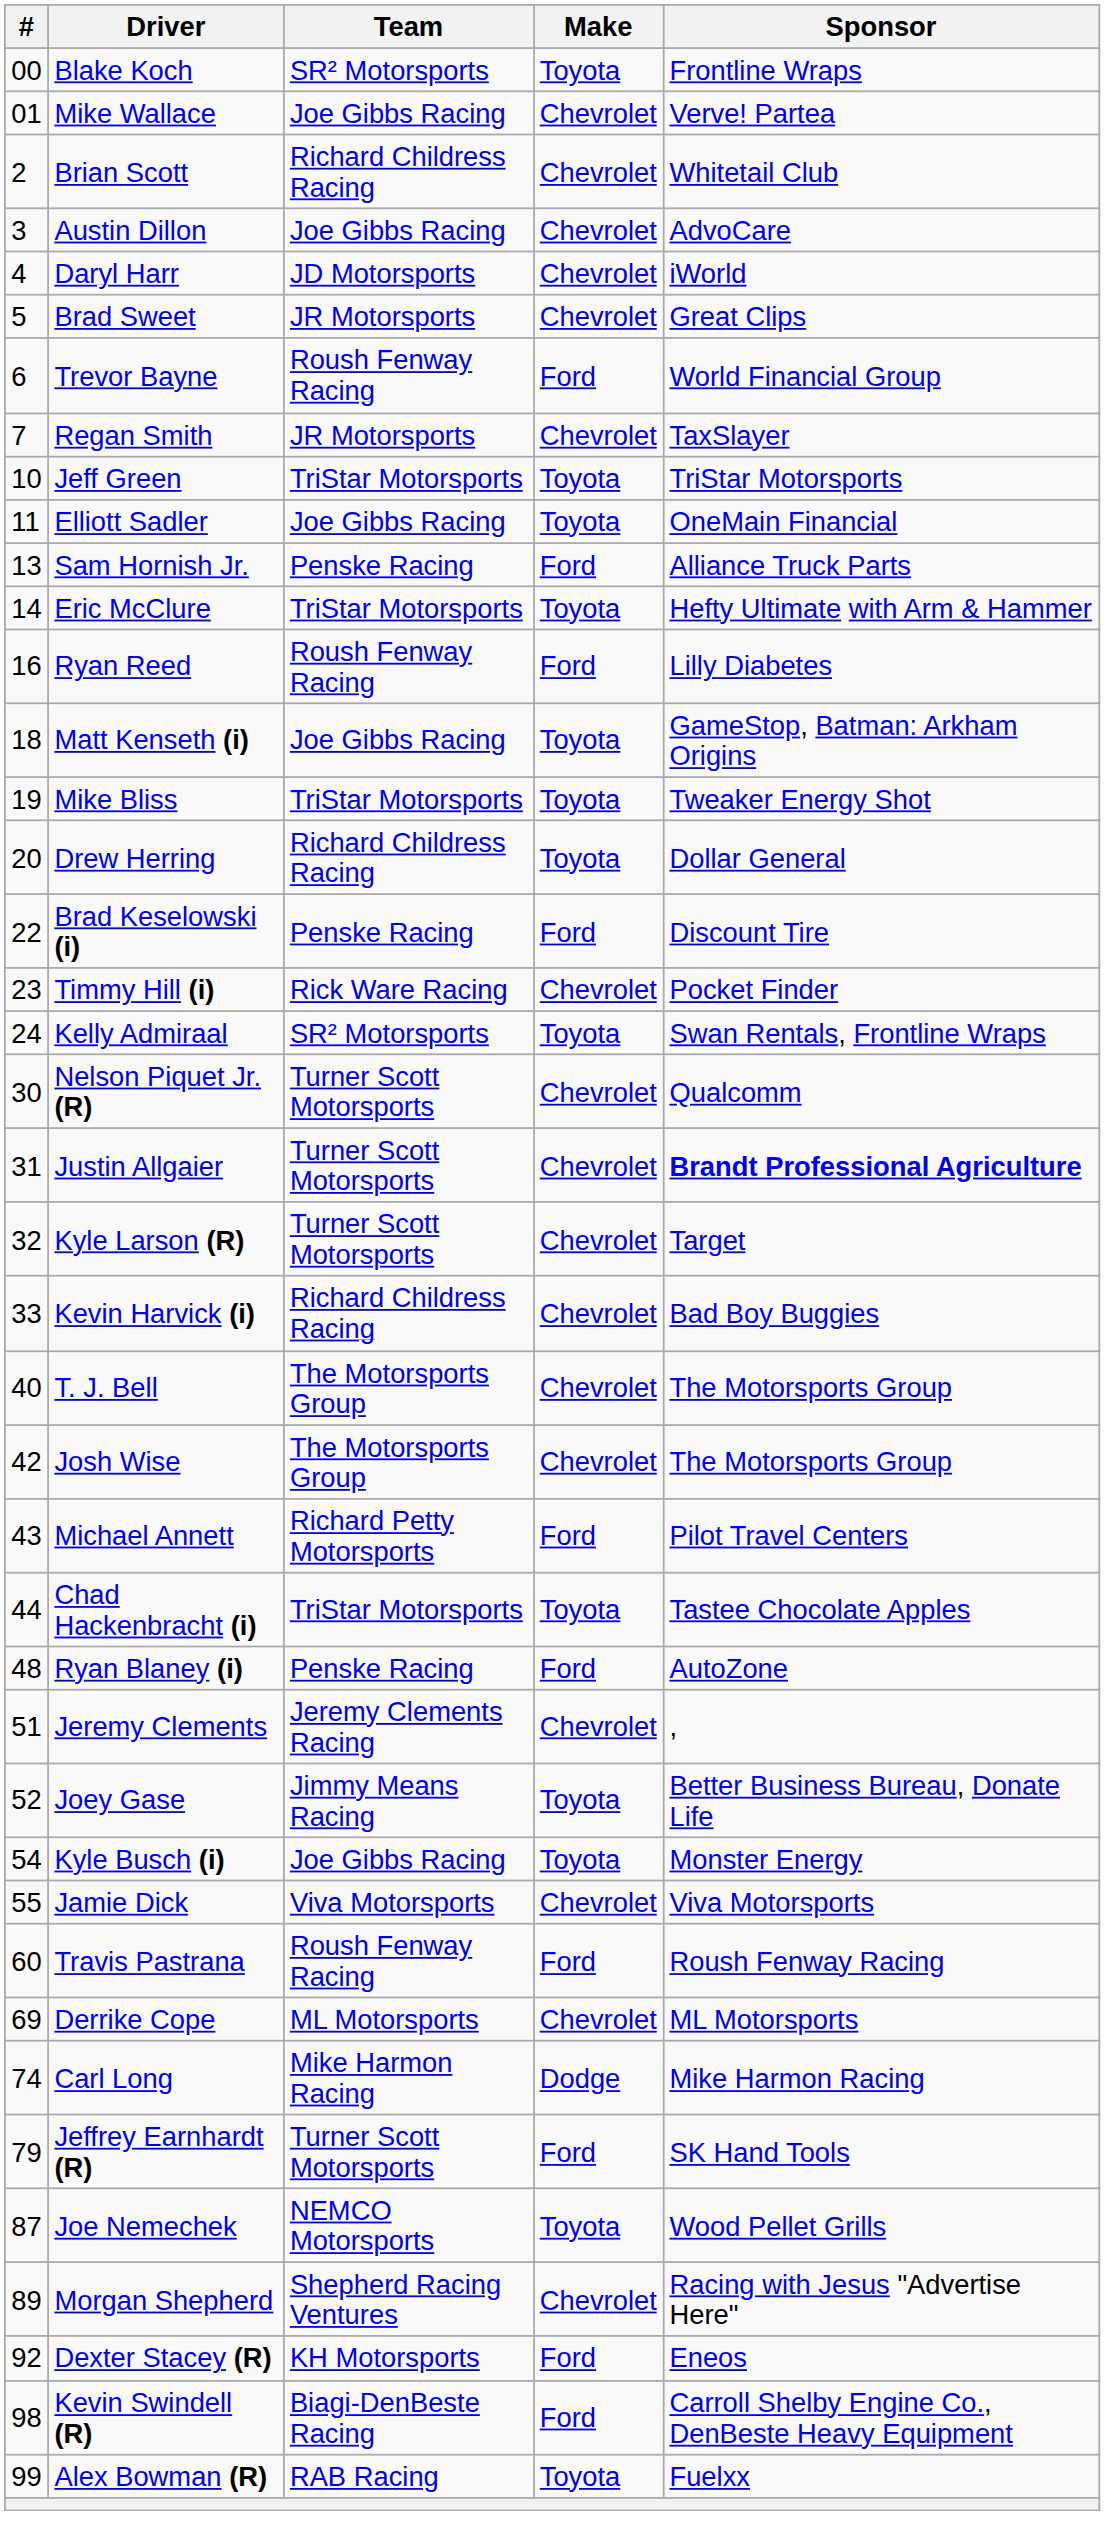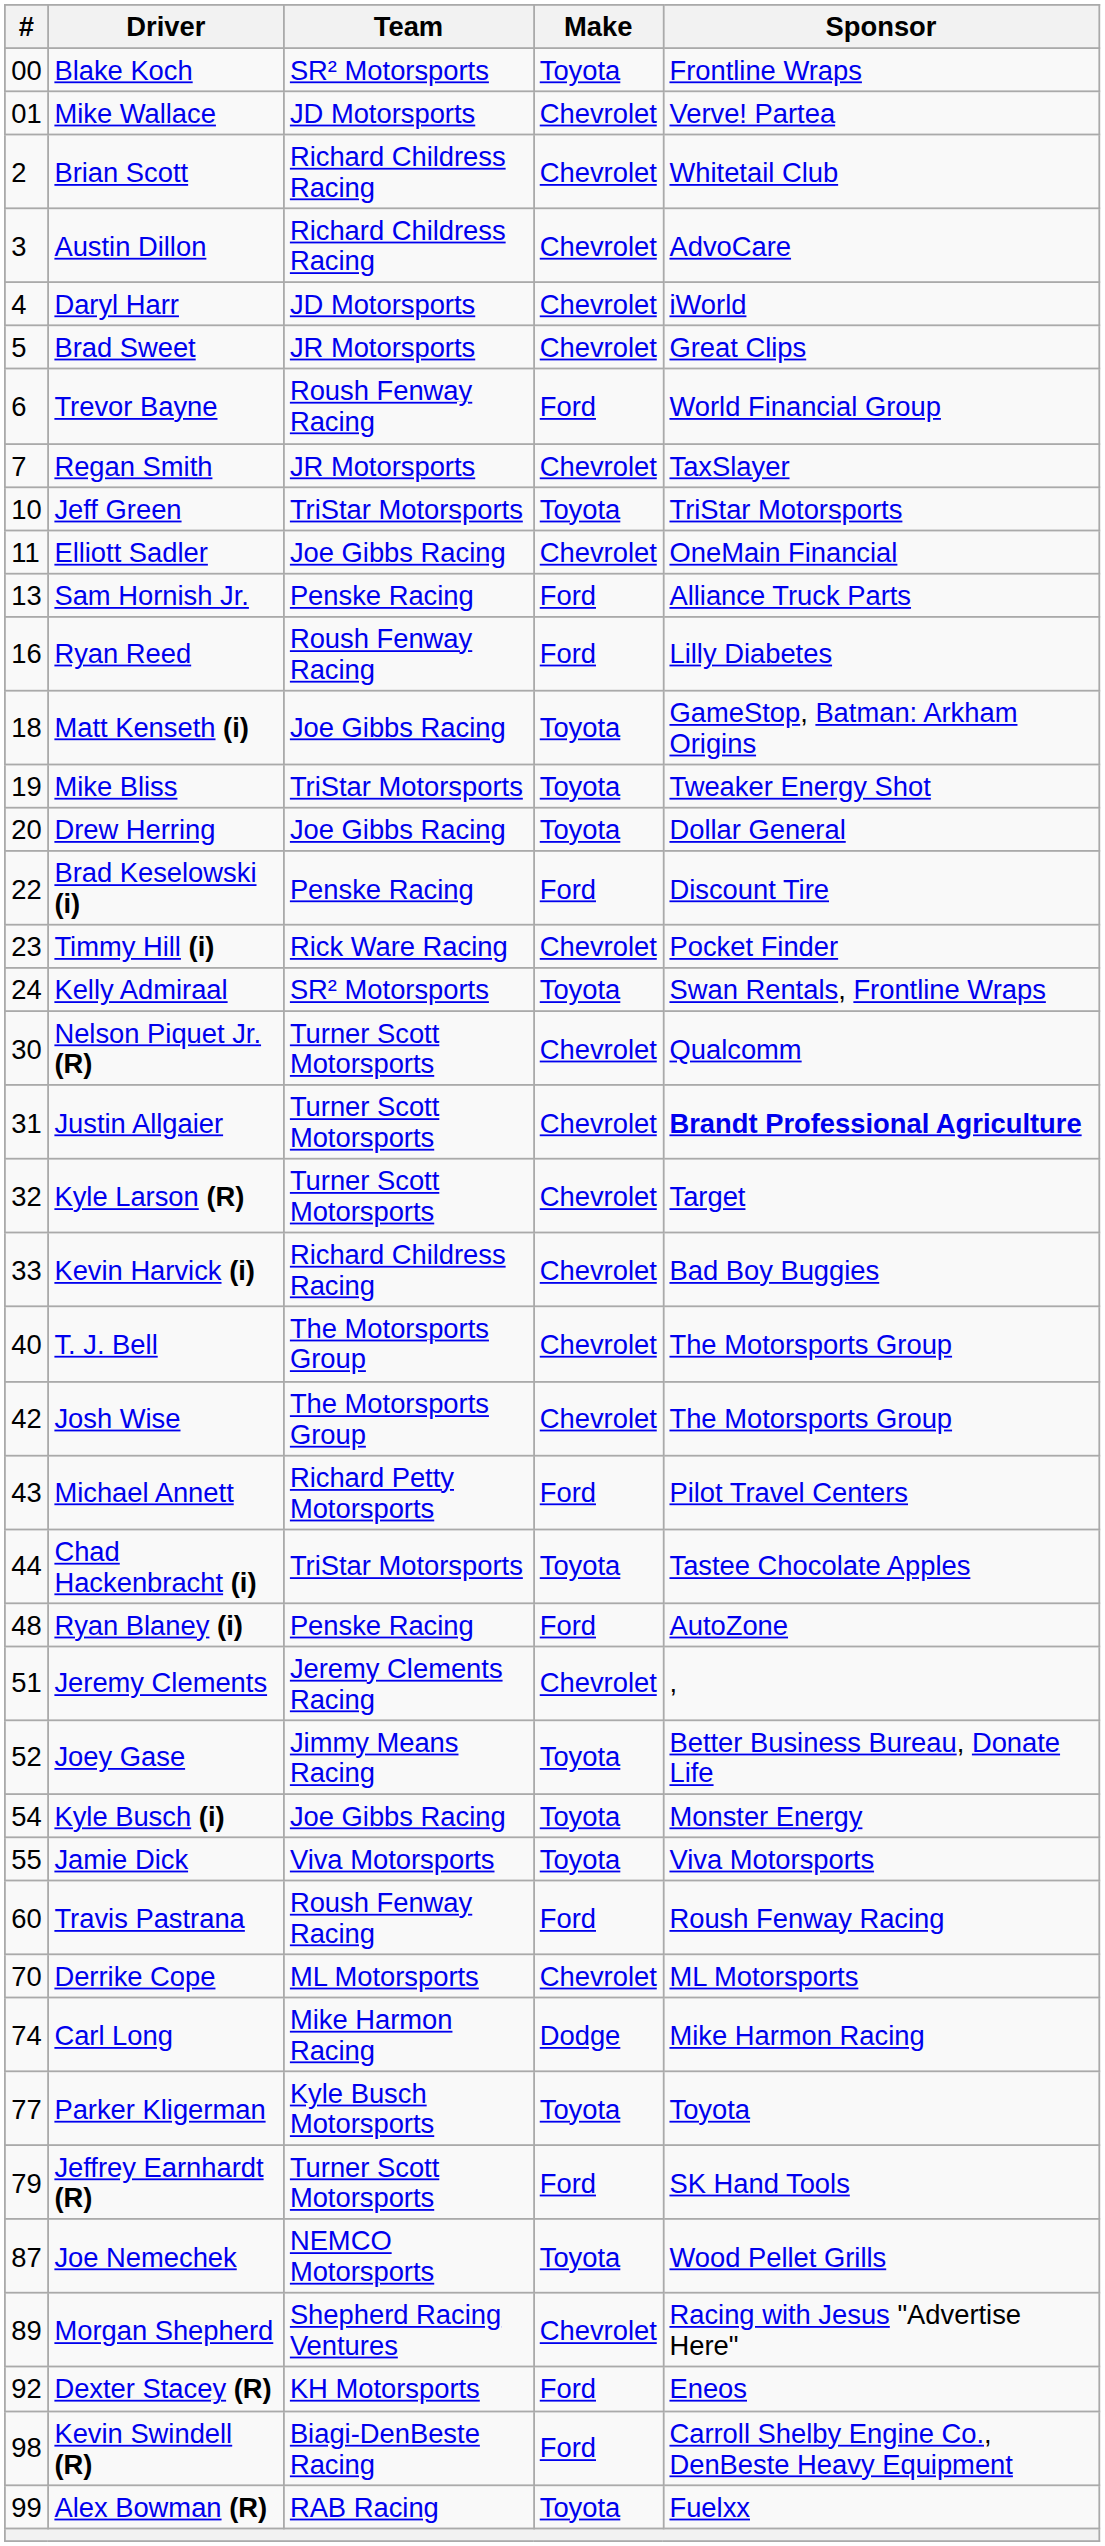(398, 113) Joe Gibbs Racing -> (383, 113) JD Motorsports
(398, 231) Joe Gibbs Racing -> (398, 246) Richard Childress Racing
(580, 521) Toyota -> (598, 552) Chevrolet
- row: (133, 608)
(398, 857) Richard Childress Racing -> (398, 829) Joe Gibbs Racing
(598, 1902) Chevrolet -> (580, 1859) Toyota
(26, 2020) 69 -> (26, 1976) 70
+ row: (160, 2109)
